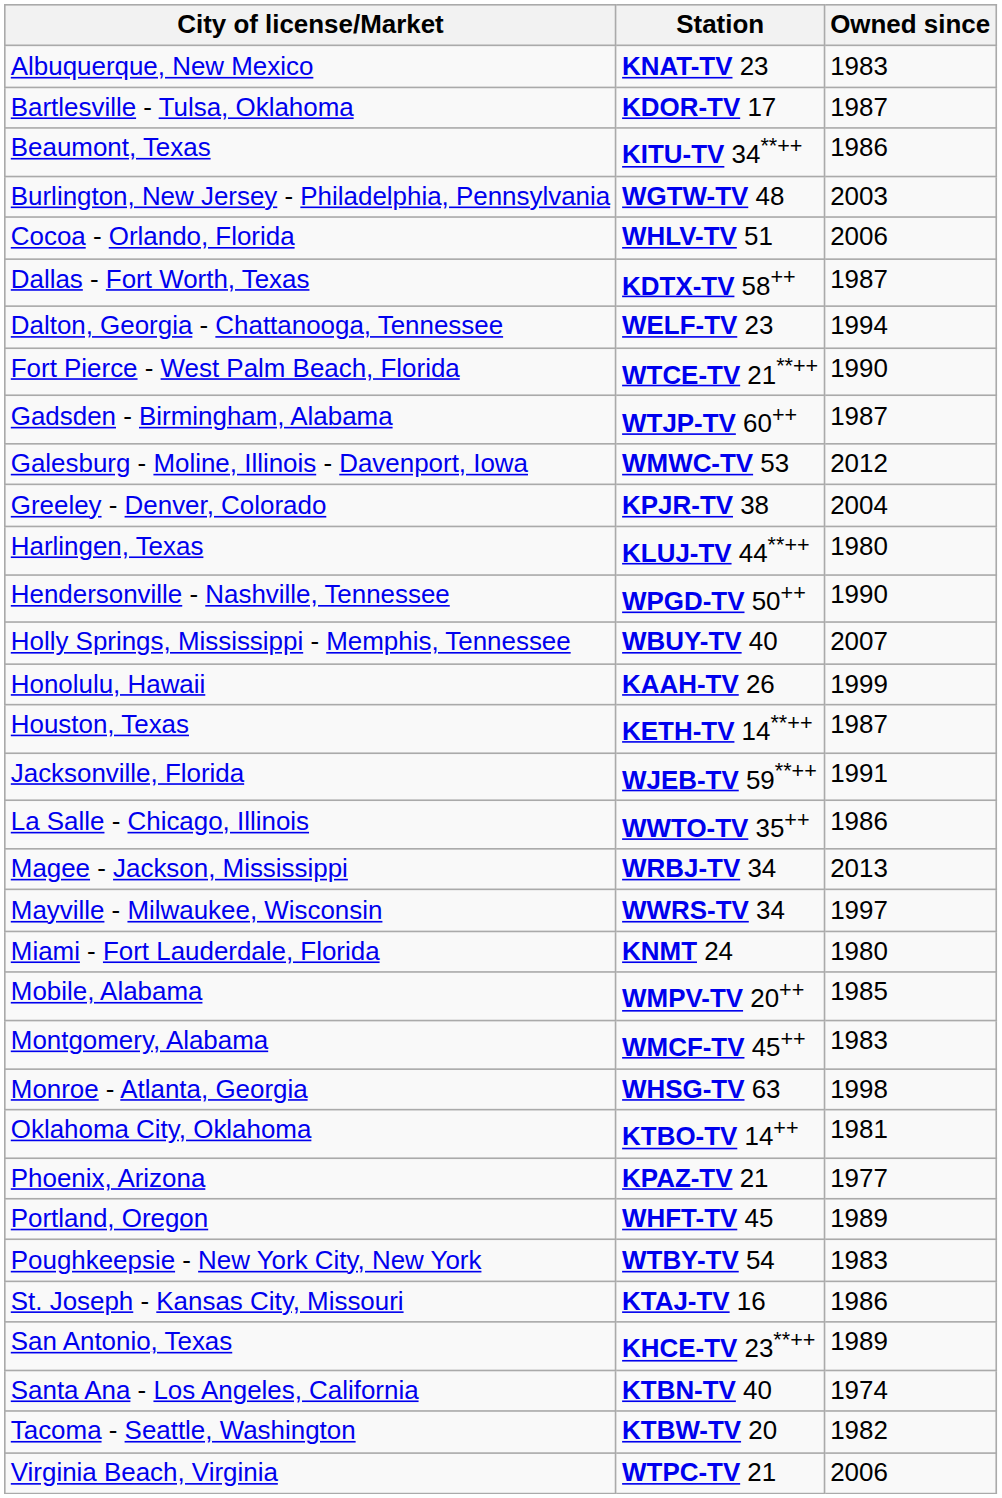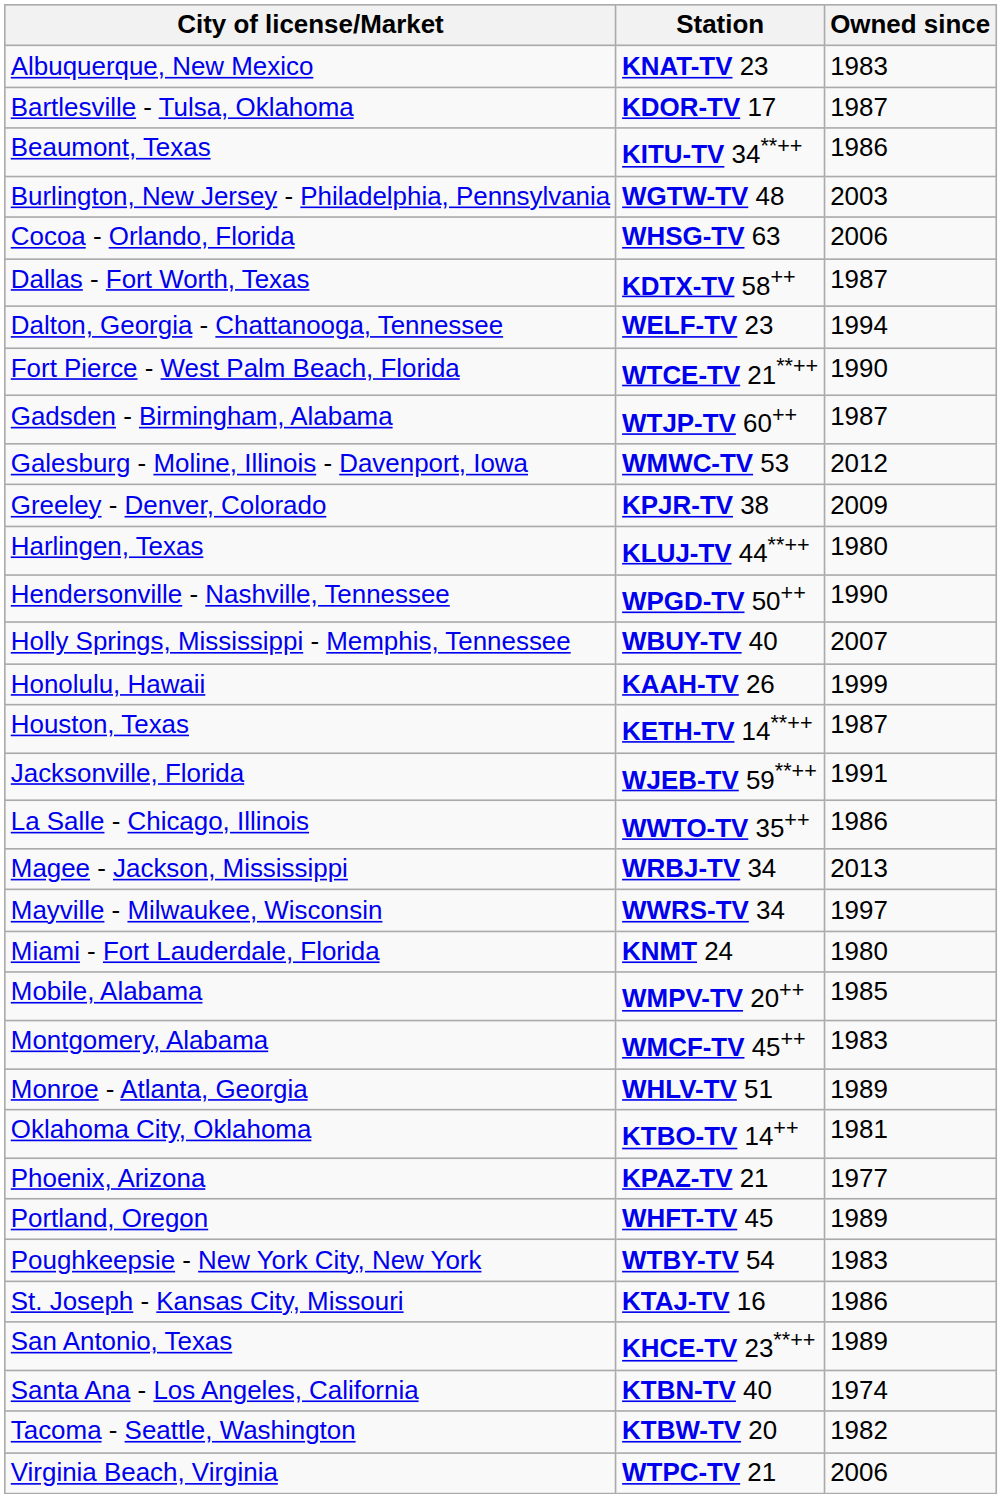(697, 237) WHLV-TV 51 -> (701, 237) WHSG-TV 63
(859, 505) 2004 -> (859, 505) 2009
(701, 1088) WHSG-TV 63 -> (697, 1088) WHLV-TV 51
(859, 1088) 1998 -> (859, 1088) 1989
